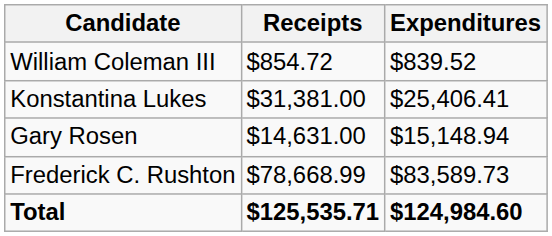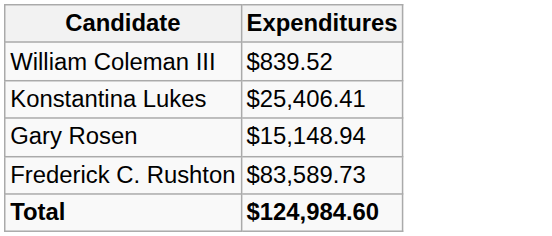- column: (313, 23)
